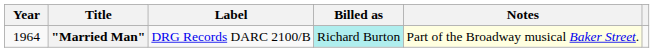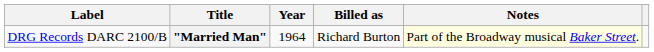columns swapped: (26, 15) <-> (231, 15)
(359, 36) paleturquoise background -> (359, 36) no background
